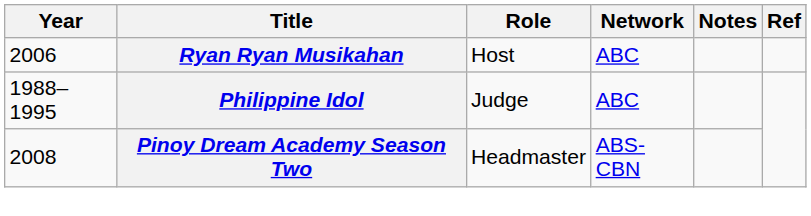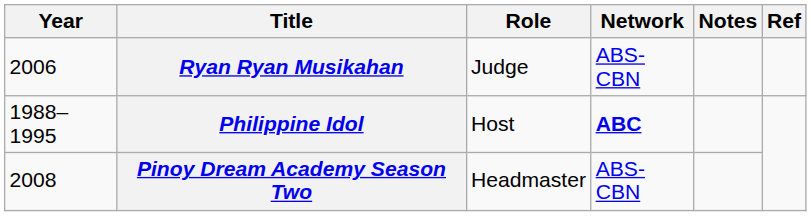(493, 54) Host -> (500, 66) Judge
(617, 54) ABC -> (620, 66) ABS-CBN
(500, 100) Judge -> (493, 123) Host
(617, 100) normal -> (619, 123) bold
